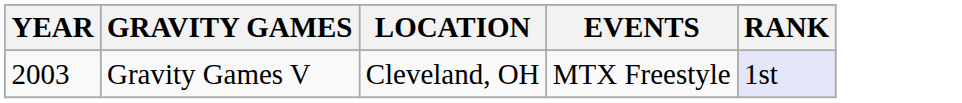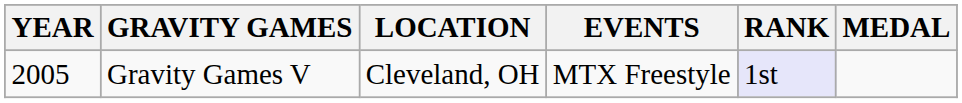+ column: (896, 27)
(41, 73) 2003 -> (41, 73) 2005
